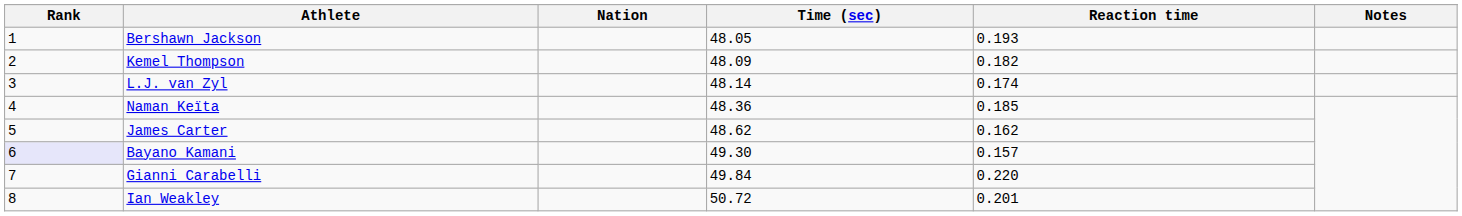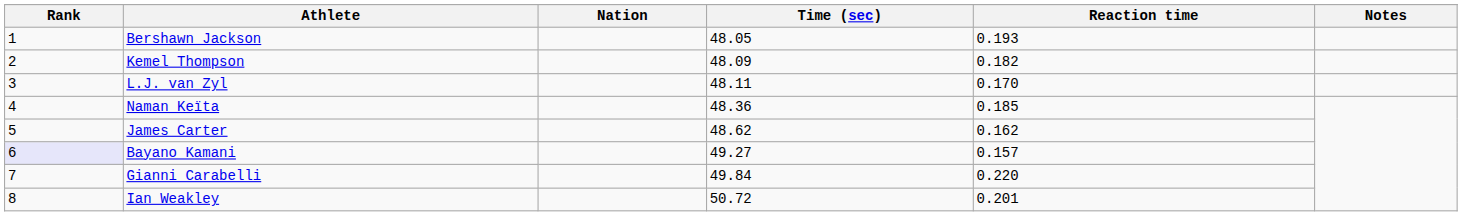(731, 85) 48.14 -> (731, 85) 48.11
(998, 85) 0.174 -> (998, 85) 0.170
(731, 153) 49.30 -> (731, 153) 49.27
